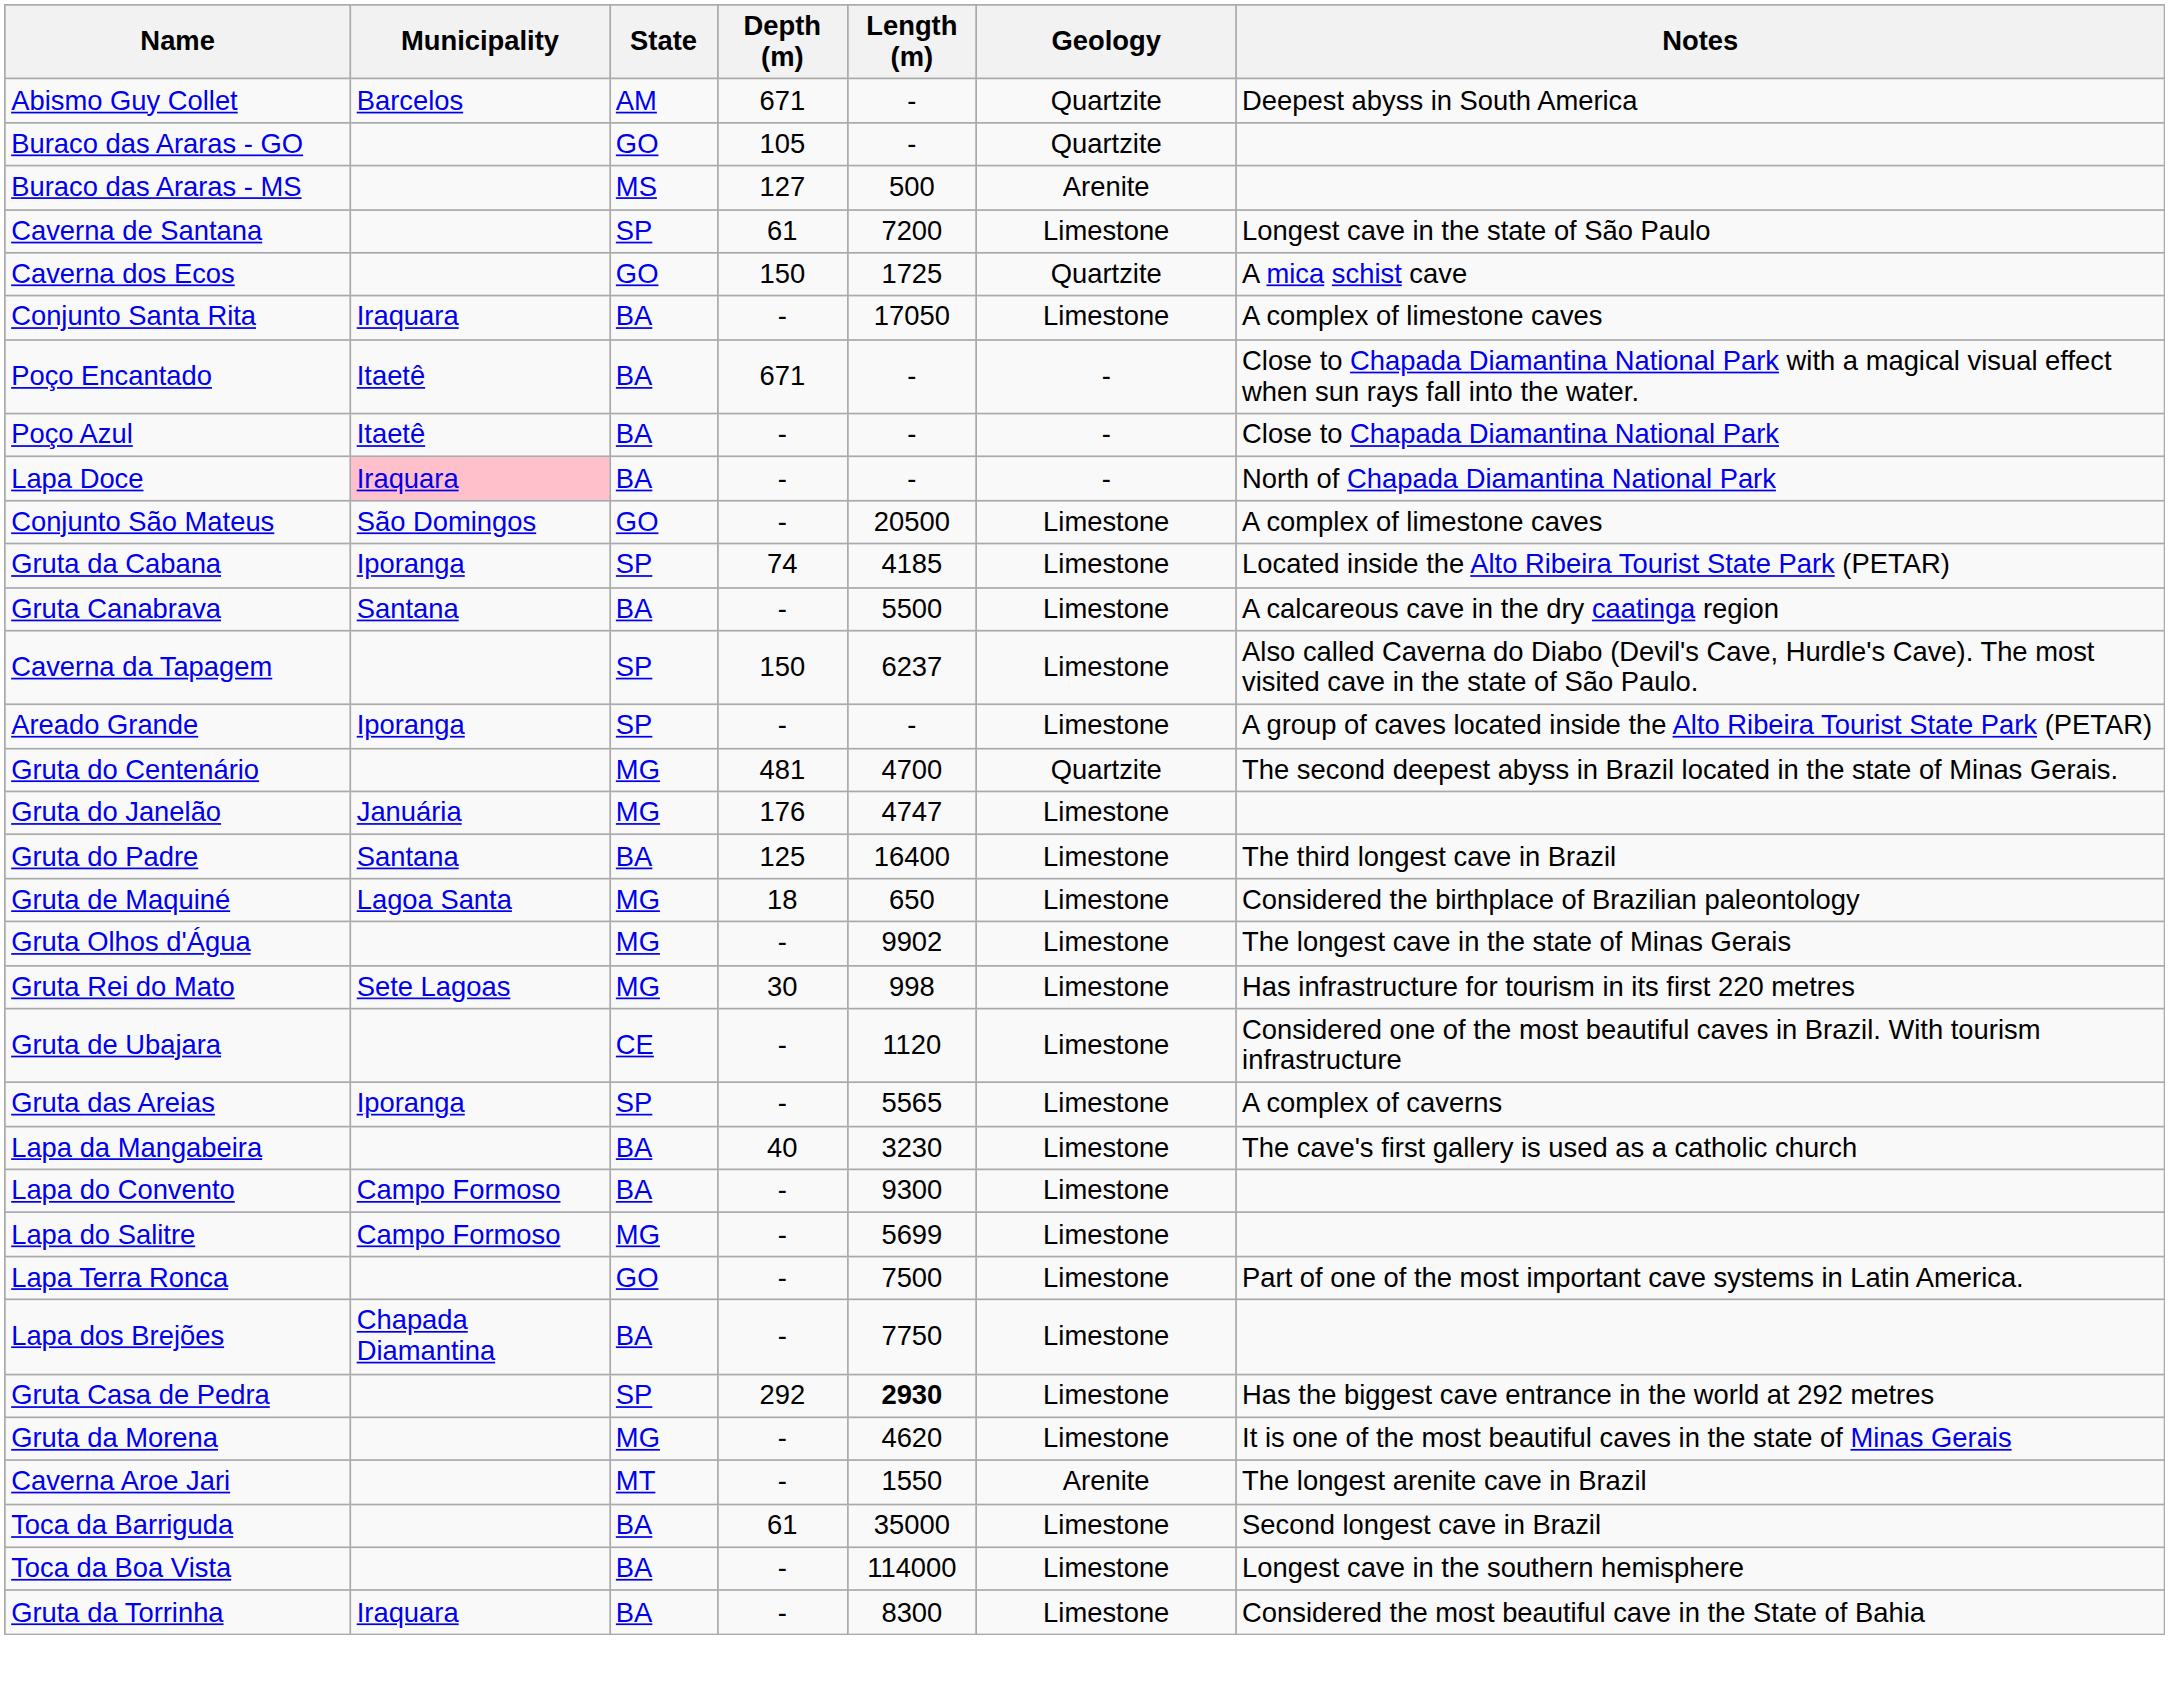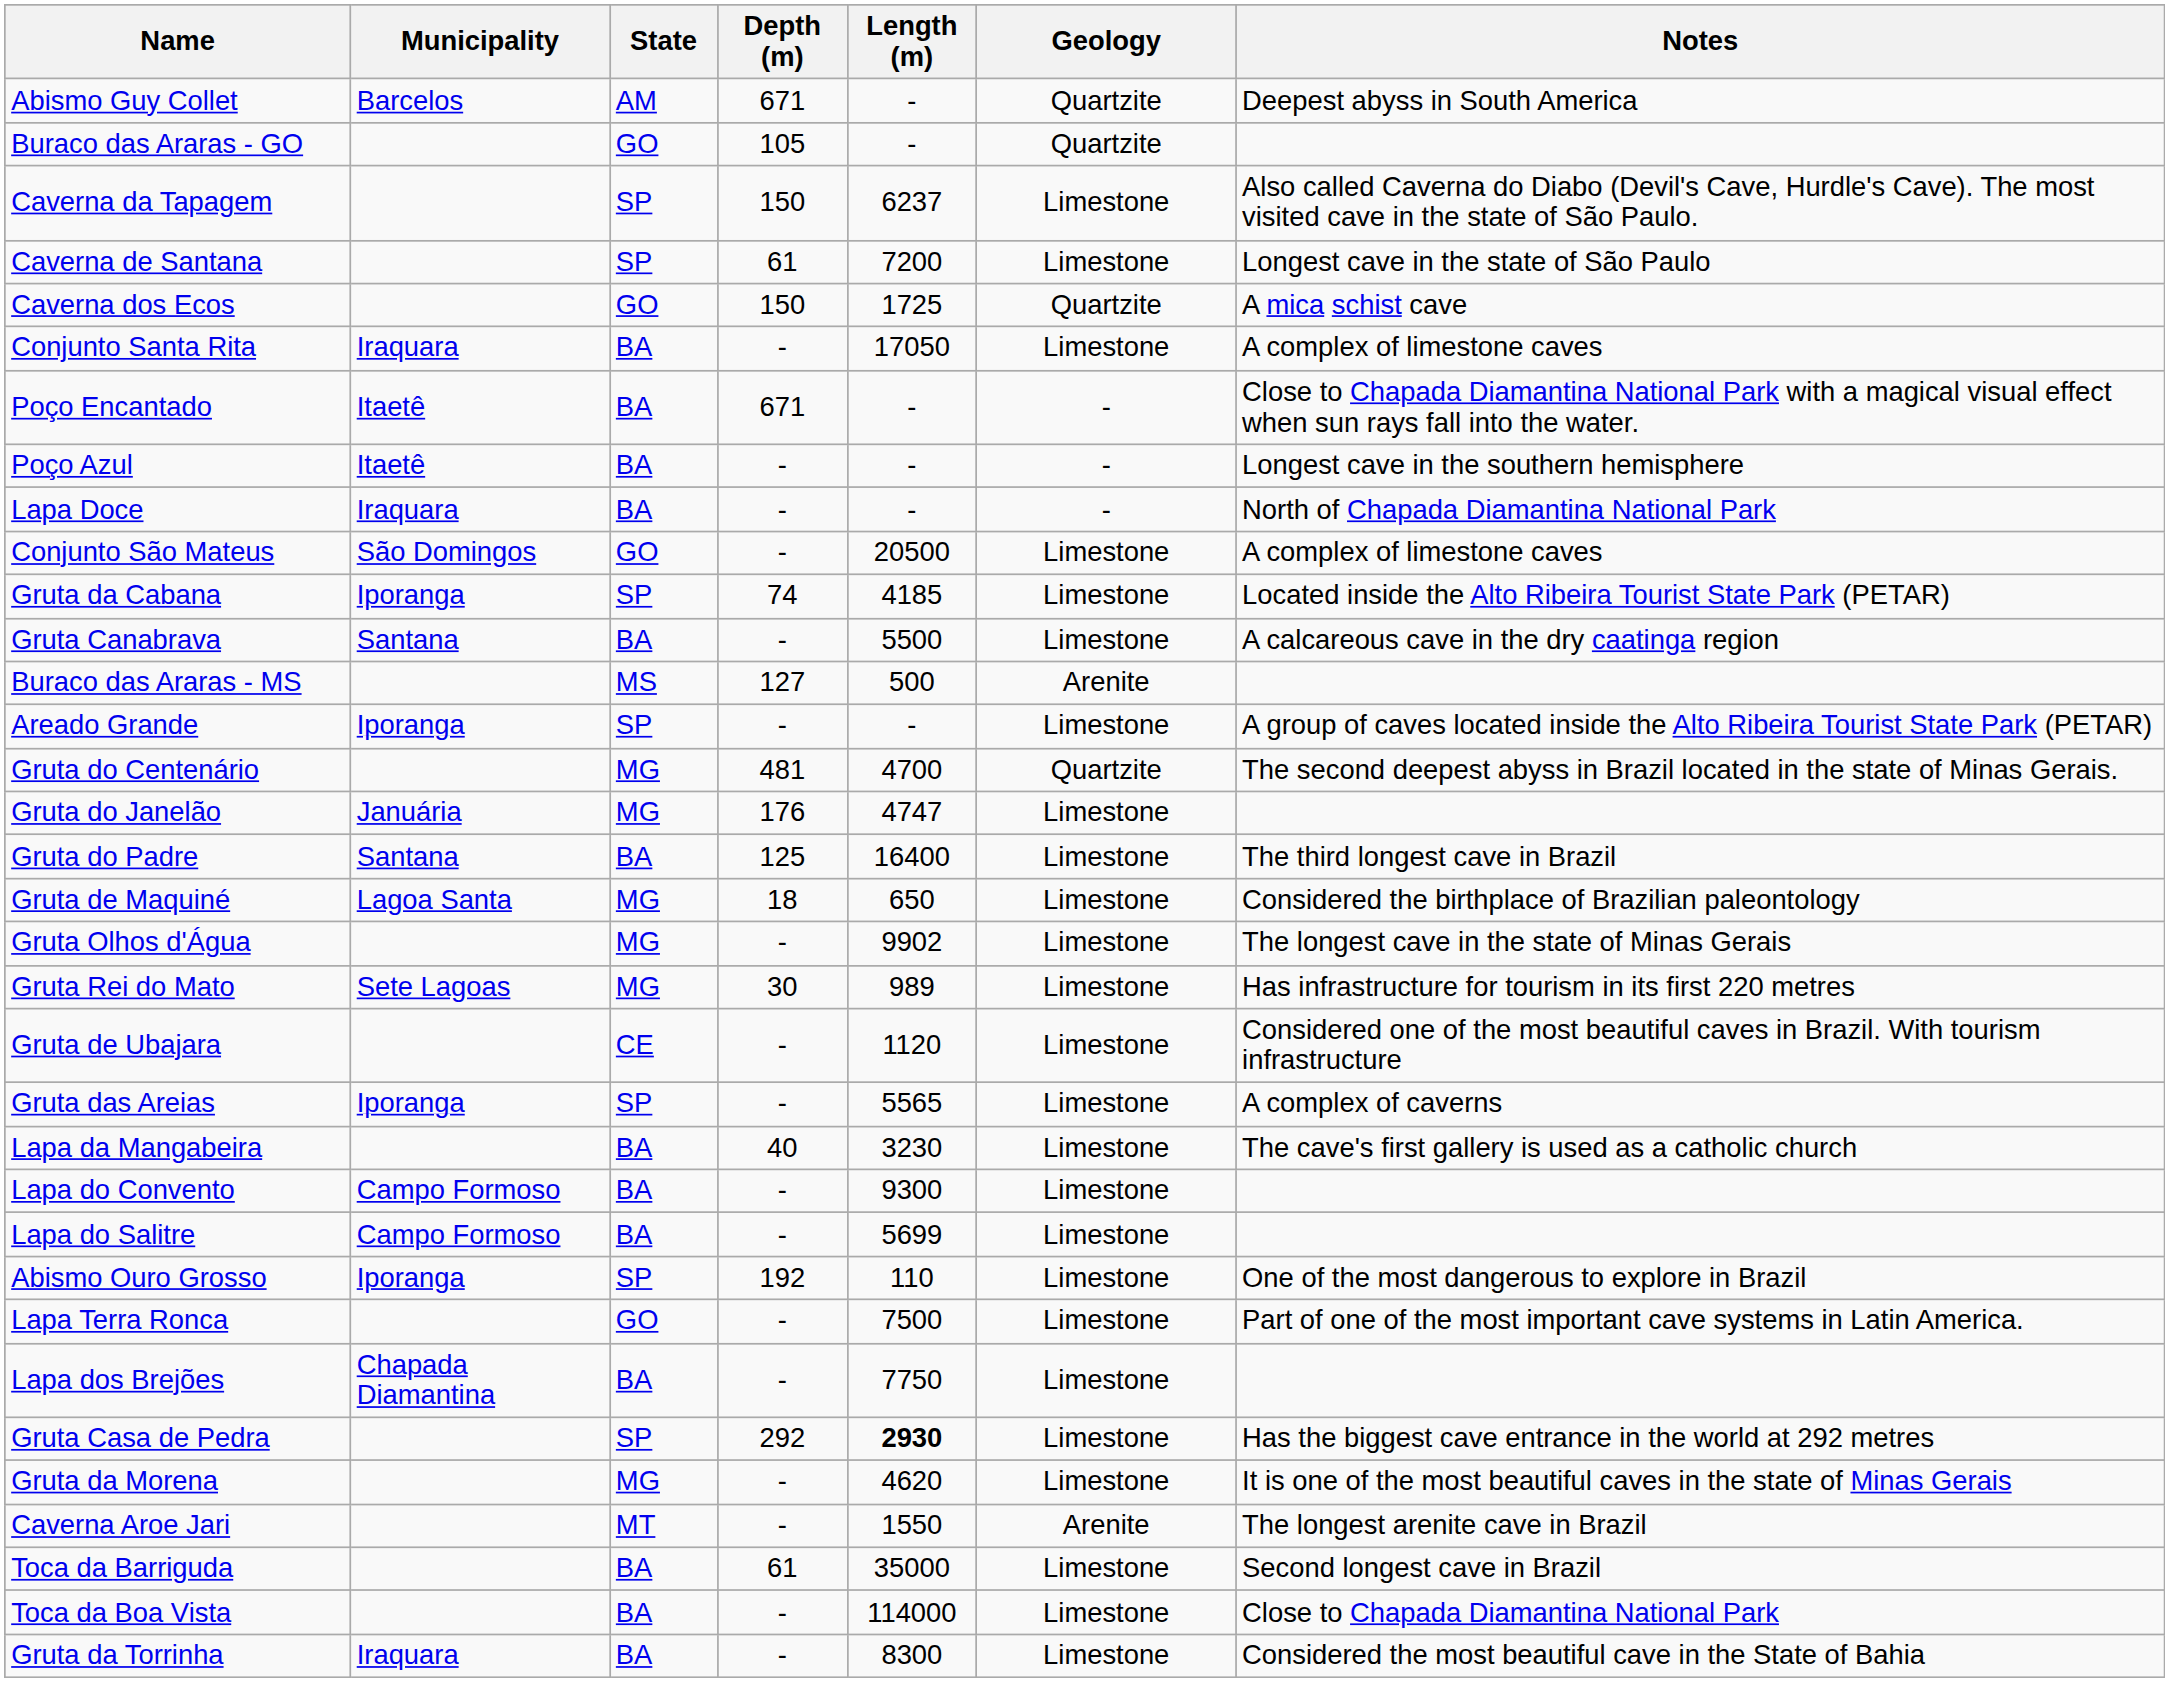rows swapped: (156, 187) <-> (142, 667)
(1511, 434) Close to Chapada Diamantina National Park -> (1493, 465) Longest cave in the southern hemisphere
(408, 478) pink background -> (408, 509) no background
(912, 986) 998 -> (912, 986) 989
(638, 1234) MG -> (634, 1234) BA
+ row: (139, 1277)
(1493, 1568) Longest cave in the southern hemisphere -> (1511, 1612) Close to Chapada Diamantina National Park
